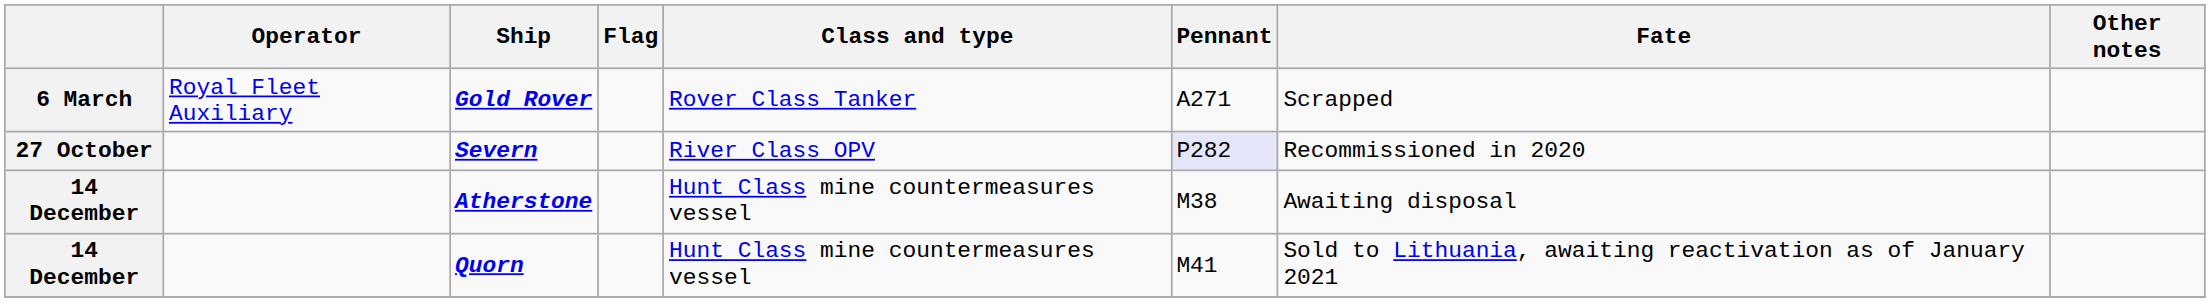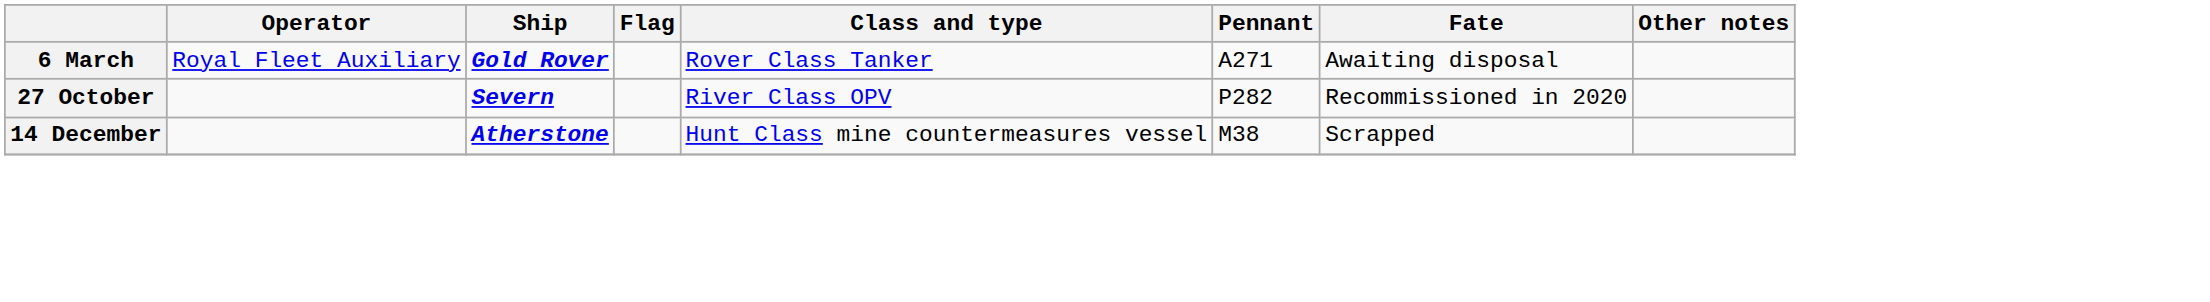(1338, 100) Scrapped -> (1442, 61) Awaiting disposal
(1204, 151) lavender background -> (1246, 98) no background
(1400, 201) Awaiting disposal -> (1380, 135) Scrapped
- row: (489, 265)
